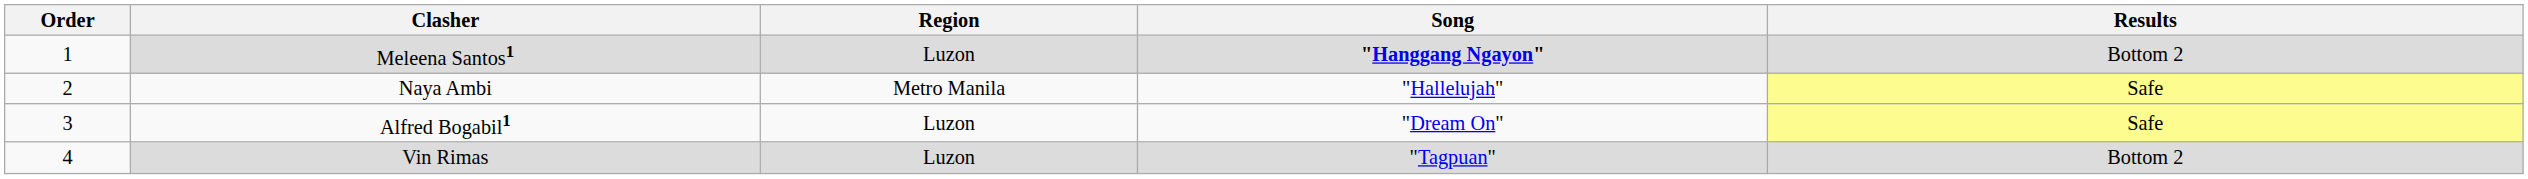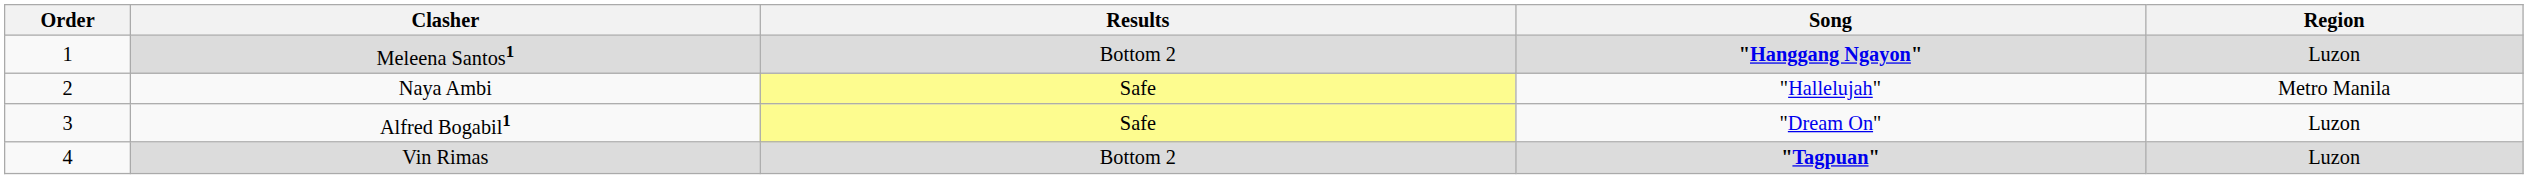columns swapped: (949, 20) <-> (2145, 20)
(1453, 157) normal -> (1830, 157) bold
